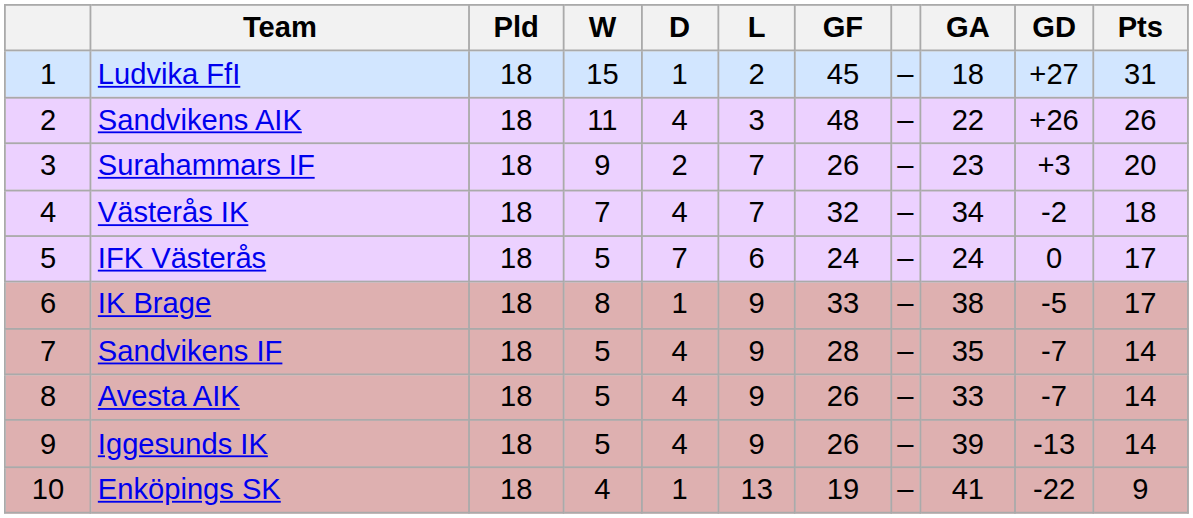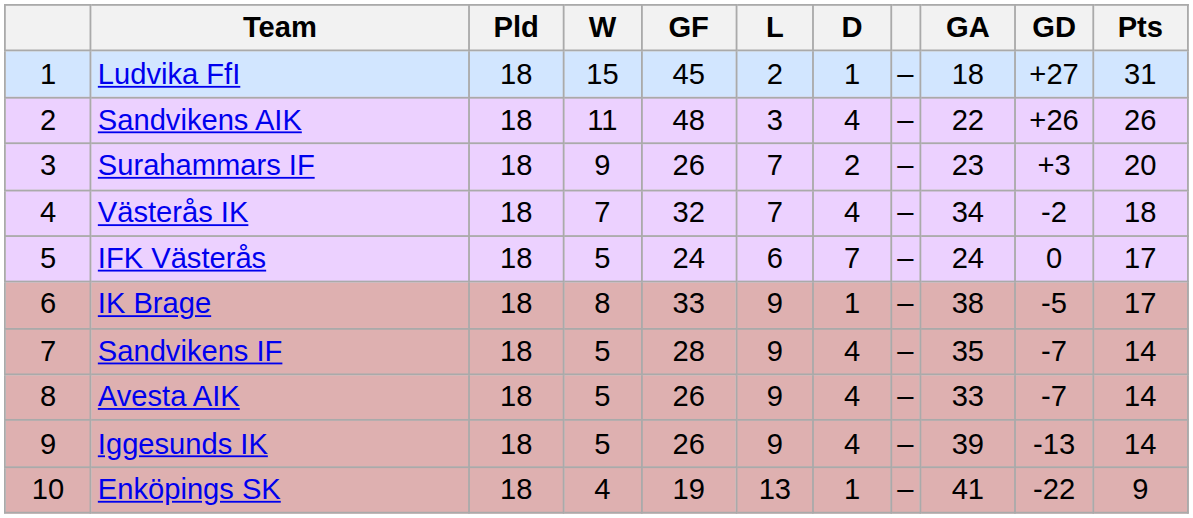columns swapped: (680, 27) <-> (843, 27)
